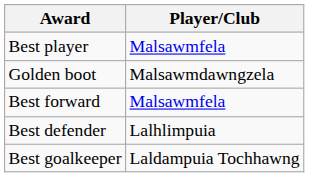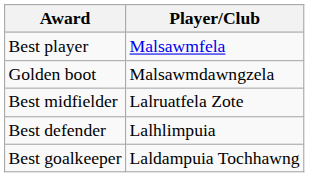- row: (54, 102)
+ row: (63, 102)
